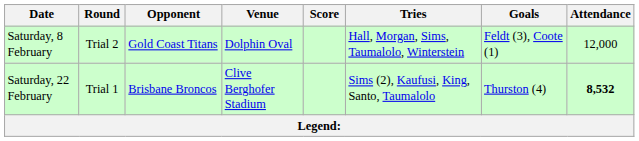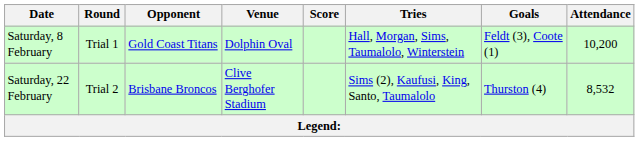(102, 44) Trial 2 -> (102, 44) Trial 1
(600, 44) 12,000 -> (600, 44) 10,200
(102, 88) Trial 1 -> (102, 88) Trial 2
(600, 88) bold -> (600, 88) normal
